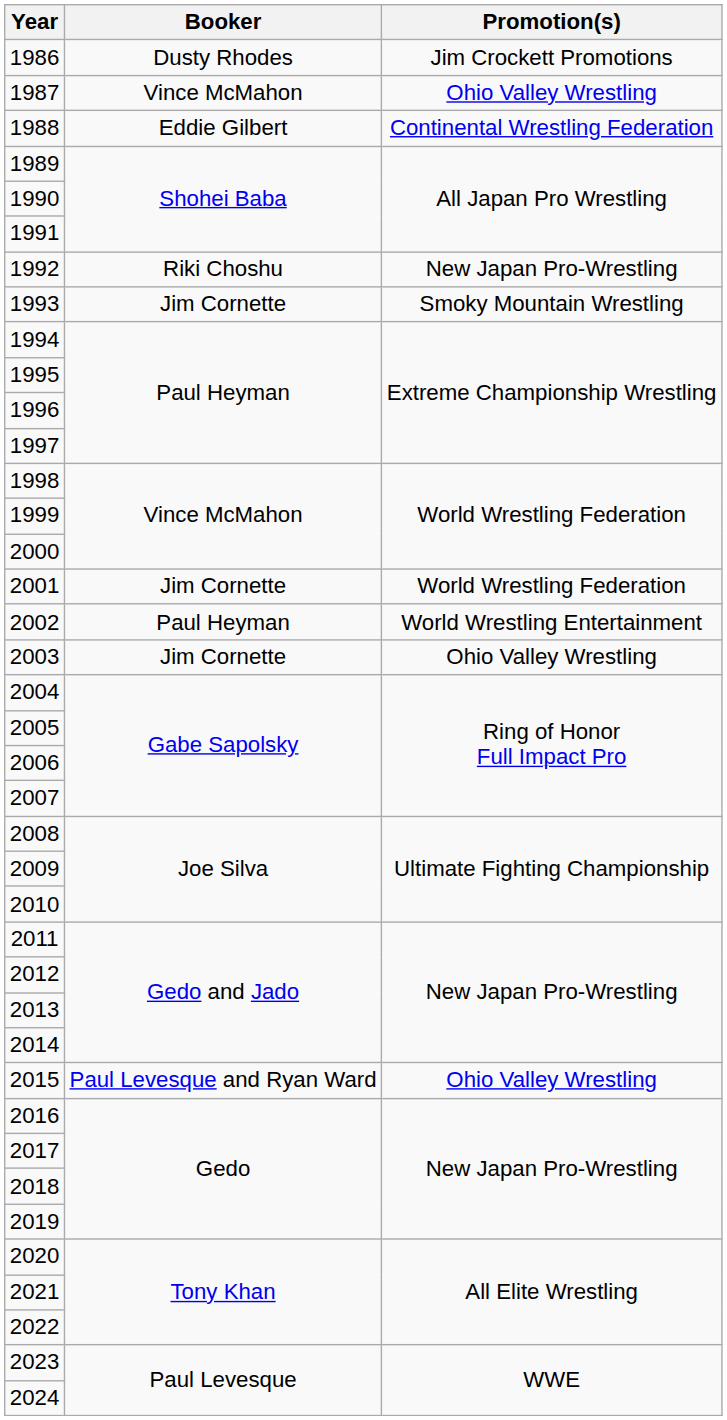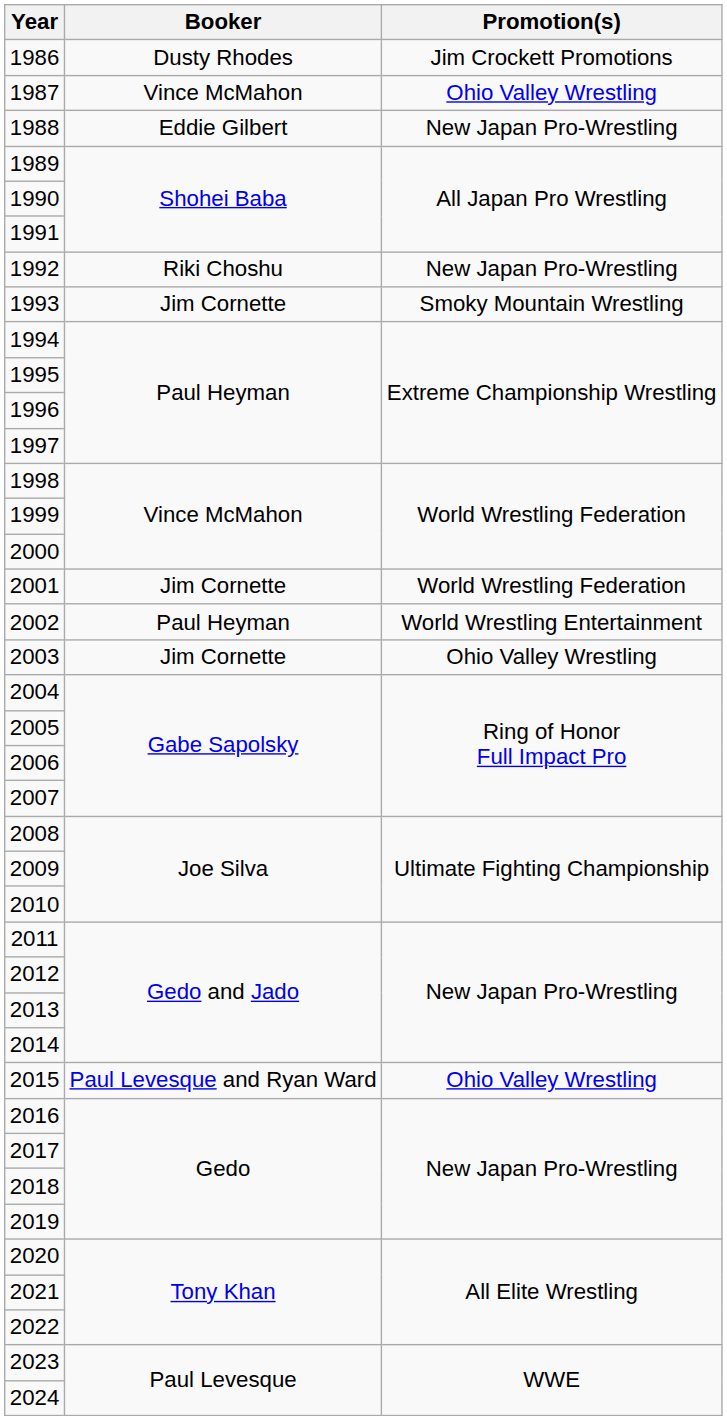(552, 127) Continental Wrestling Federation -> (552, 127) New Japan Pro-Wrestling
